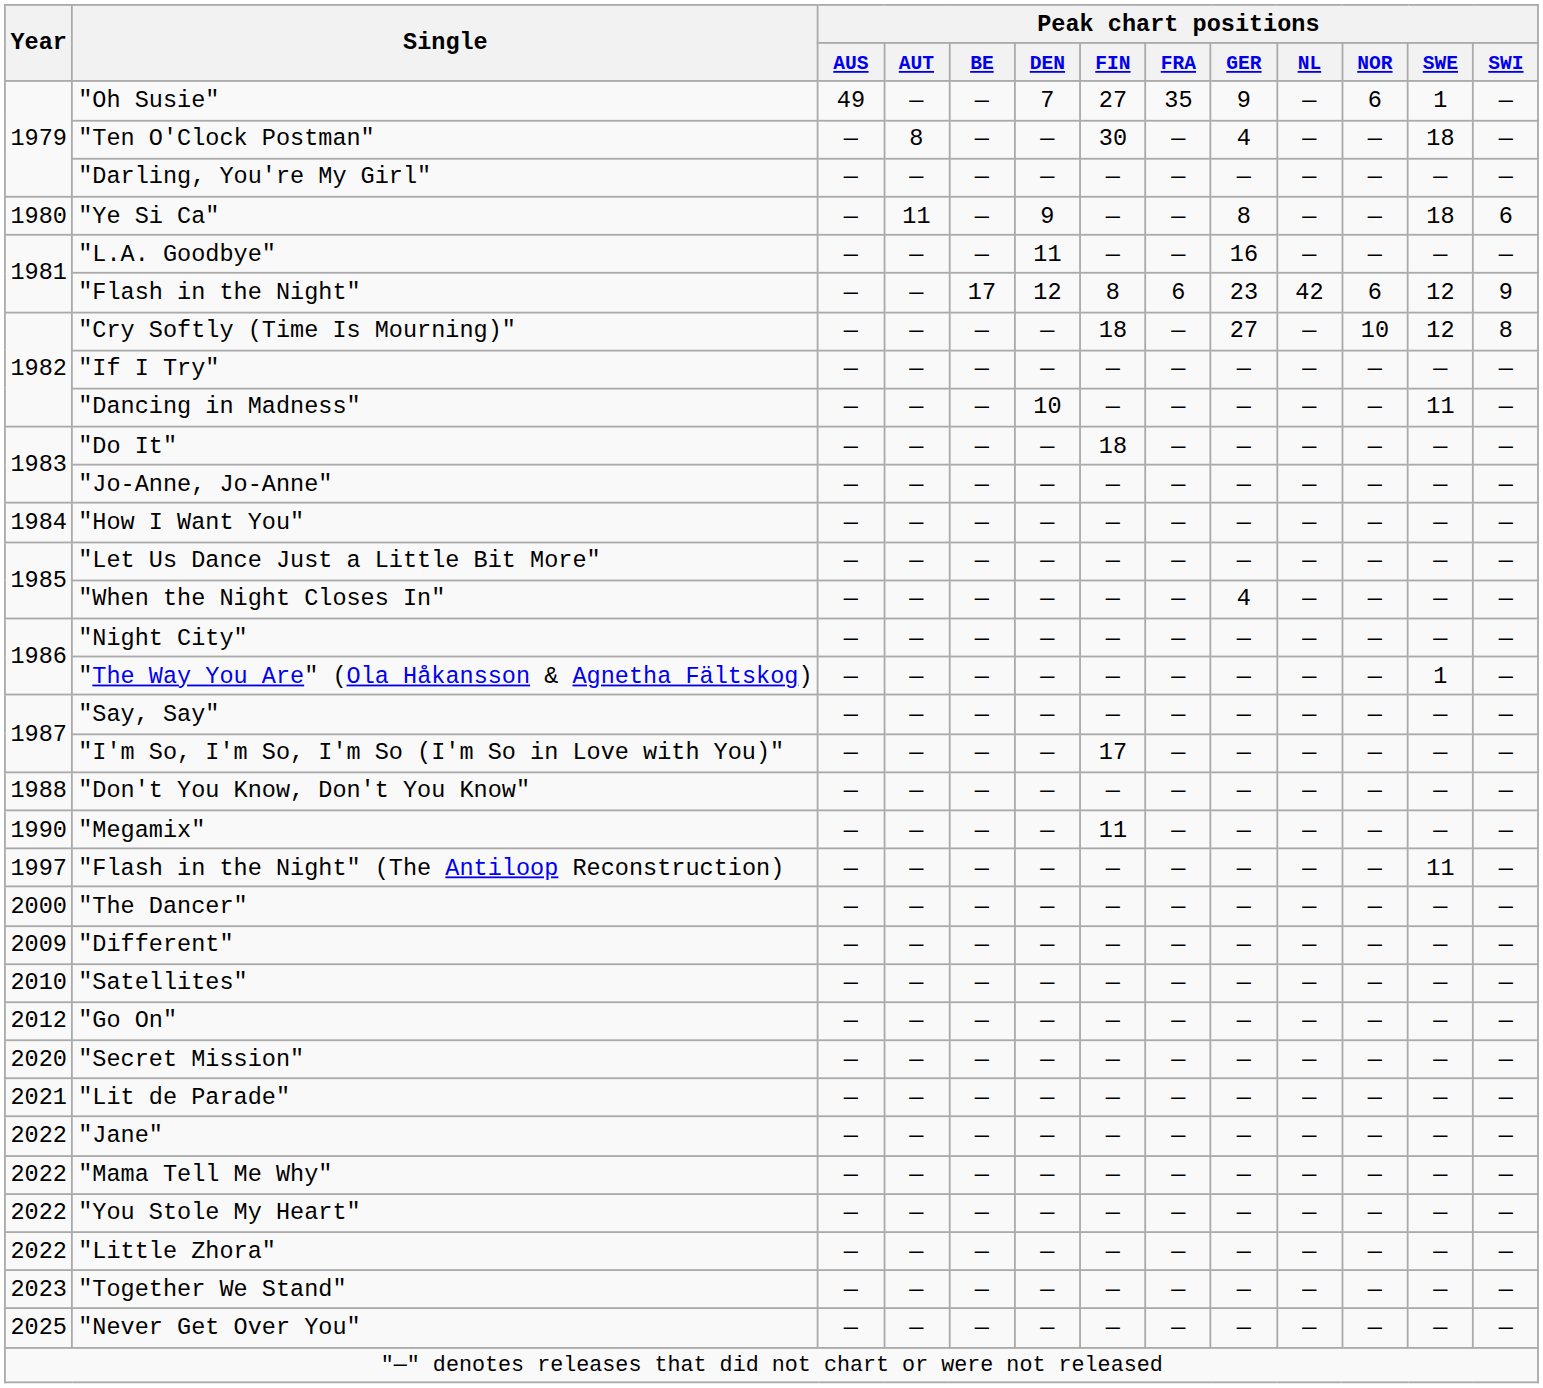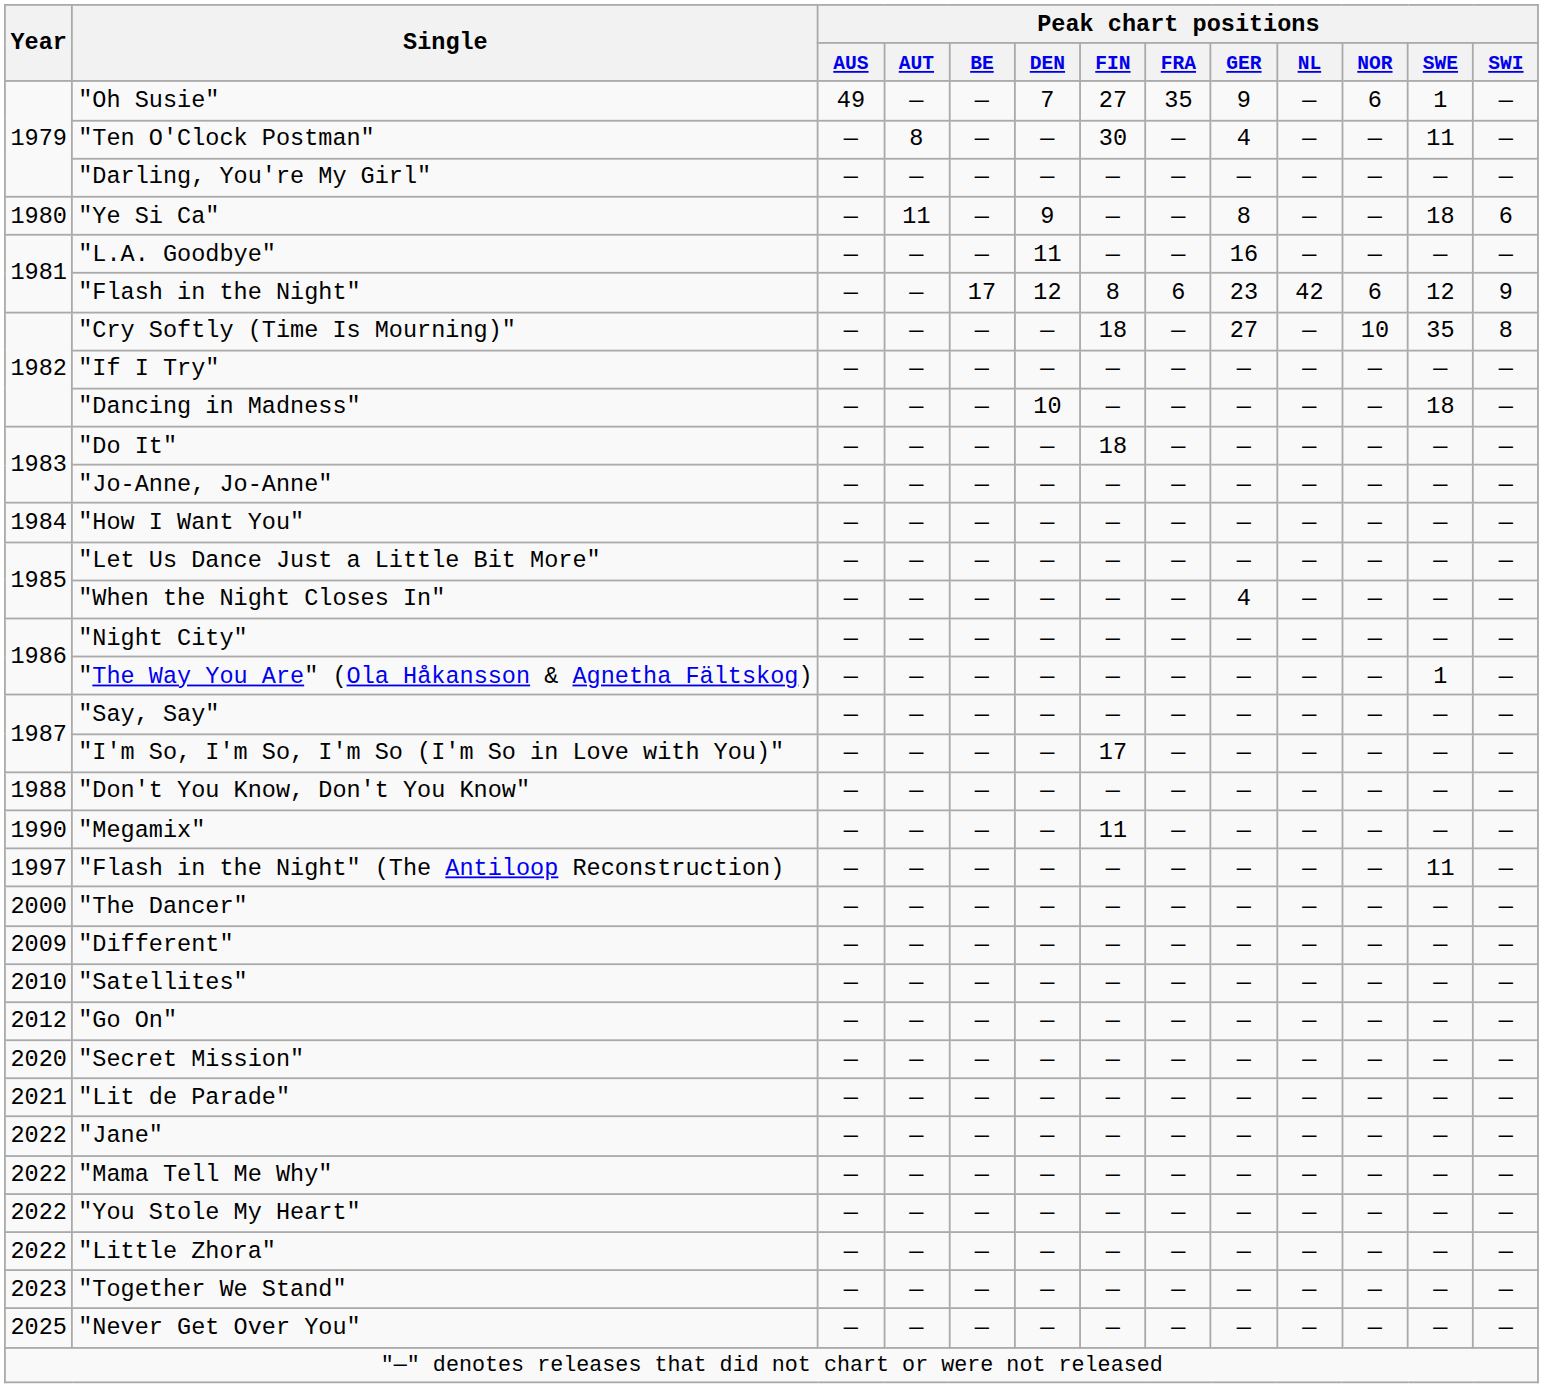(1440, 139) 18 -> (1440, 139) 11
(1440, 331) 12 -> (1440, 331) 35
(1440, 408) 11 -> (1440, 408) 18
